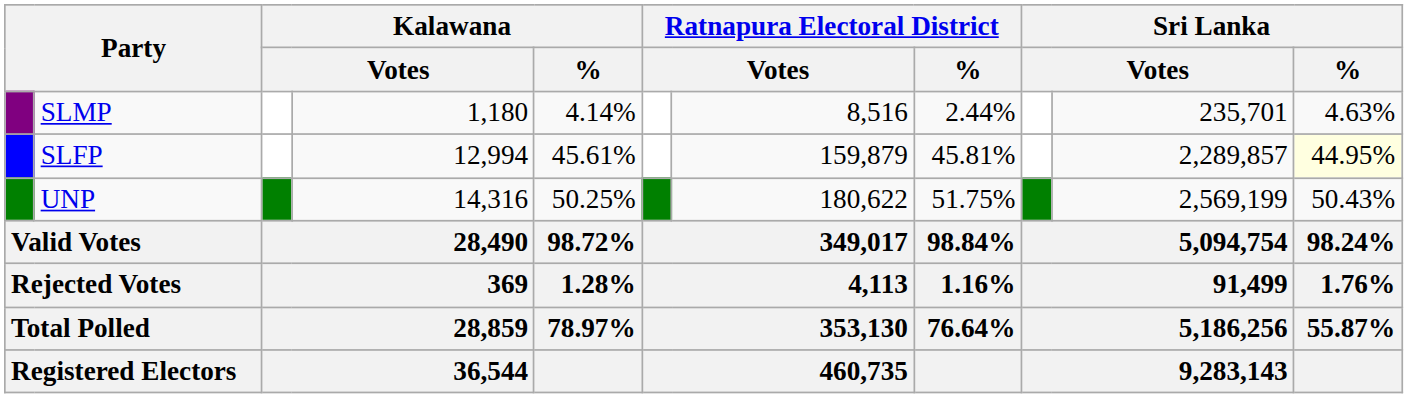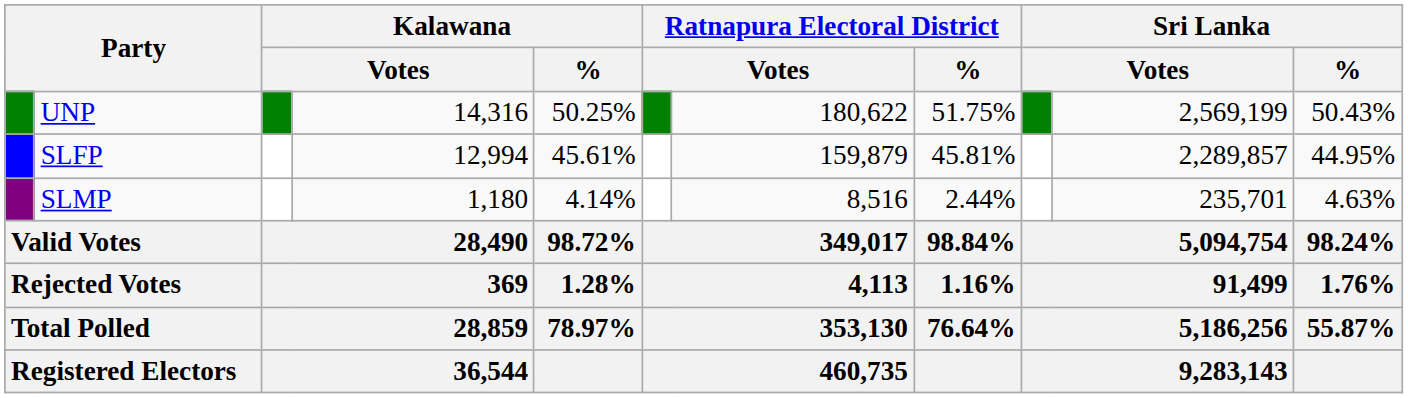rows swapped: (68, 198) <-> (76, 112)
(1353, 155) lightyellow background -> (1353, 155) no background
